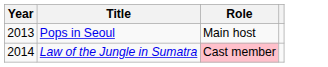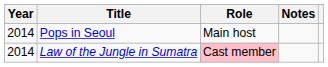+ column: (298, 14)
(21, 33) 2013 -> (21, 33) 2014
